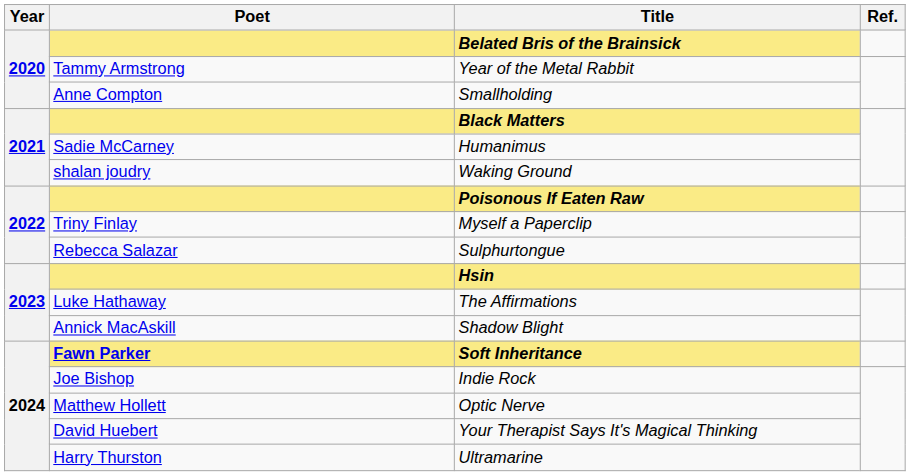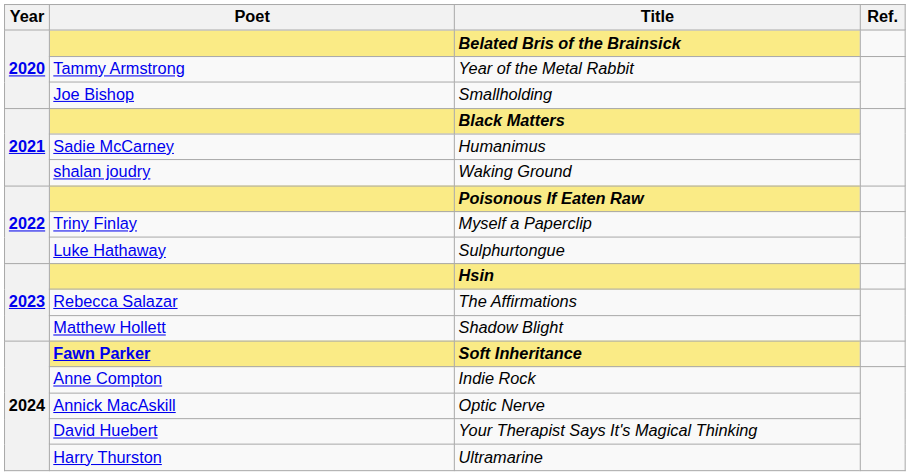(108, 95) Anne Compton -> (94, 95) Joe Bishop
(115, 250) Rebecca Salazar -> (110, 250) Luke Hathaway
(110, 302) Luke Hathaway -> (115, 302) Rebecca Salazar
(115, 328) Annick MacAskill -> (110, 328) Matthew Hollett
(94, 379) Joe Bishop -> (108, 379) Anne Compton
(110, 405) Matthew Hollett -> (115, 405) Annick MacAskill
